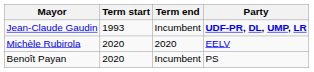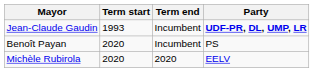rows swapped: (44, 43) <-> (36, 59)
